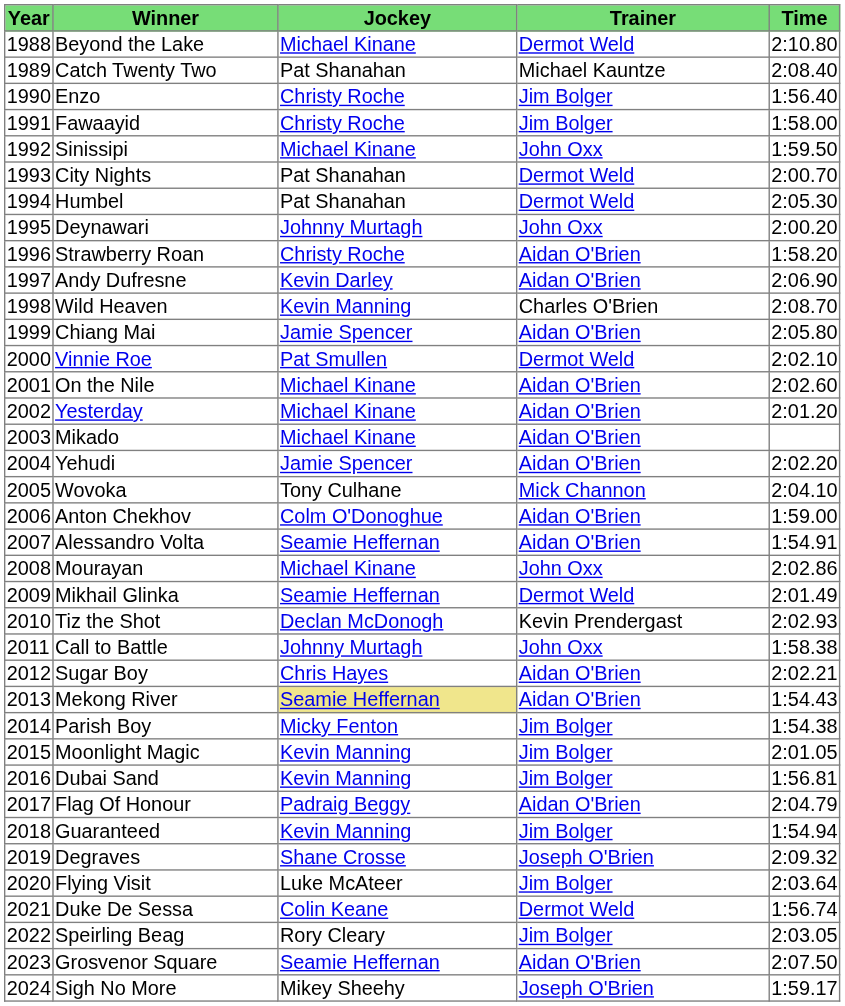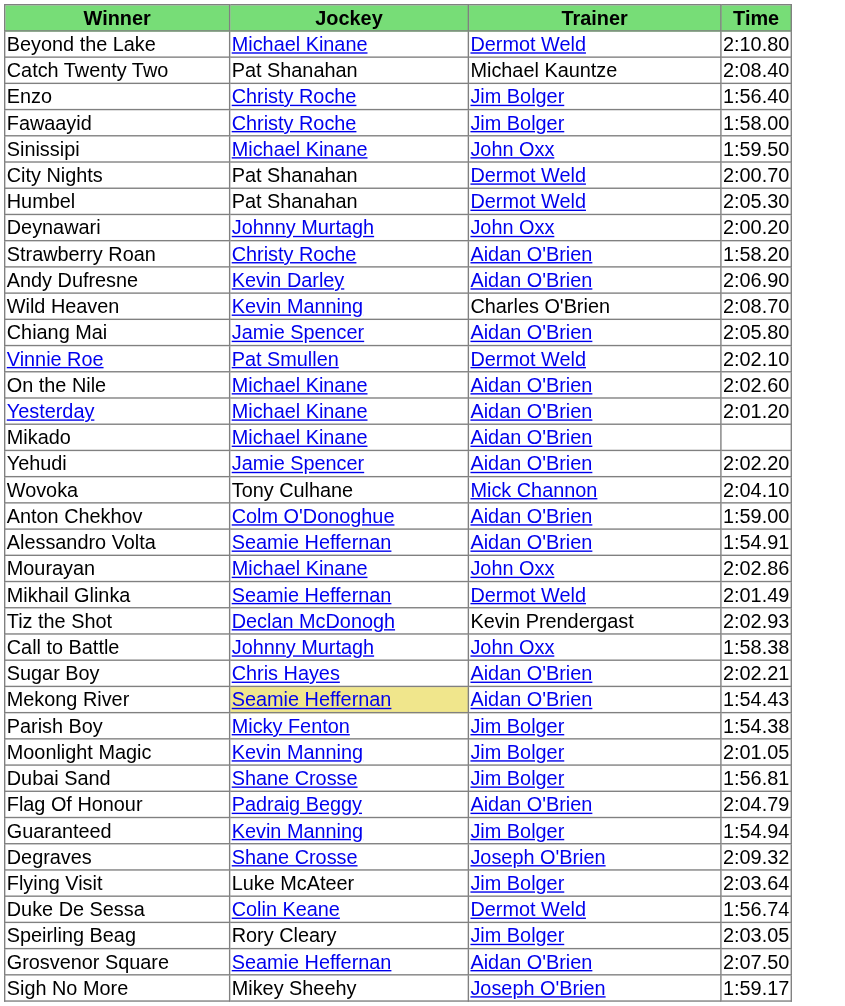- column: (29, 18)
(346, 778) Kevin Manning -> (295, 778) Shane Crosse
